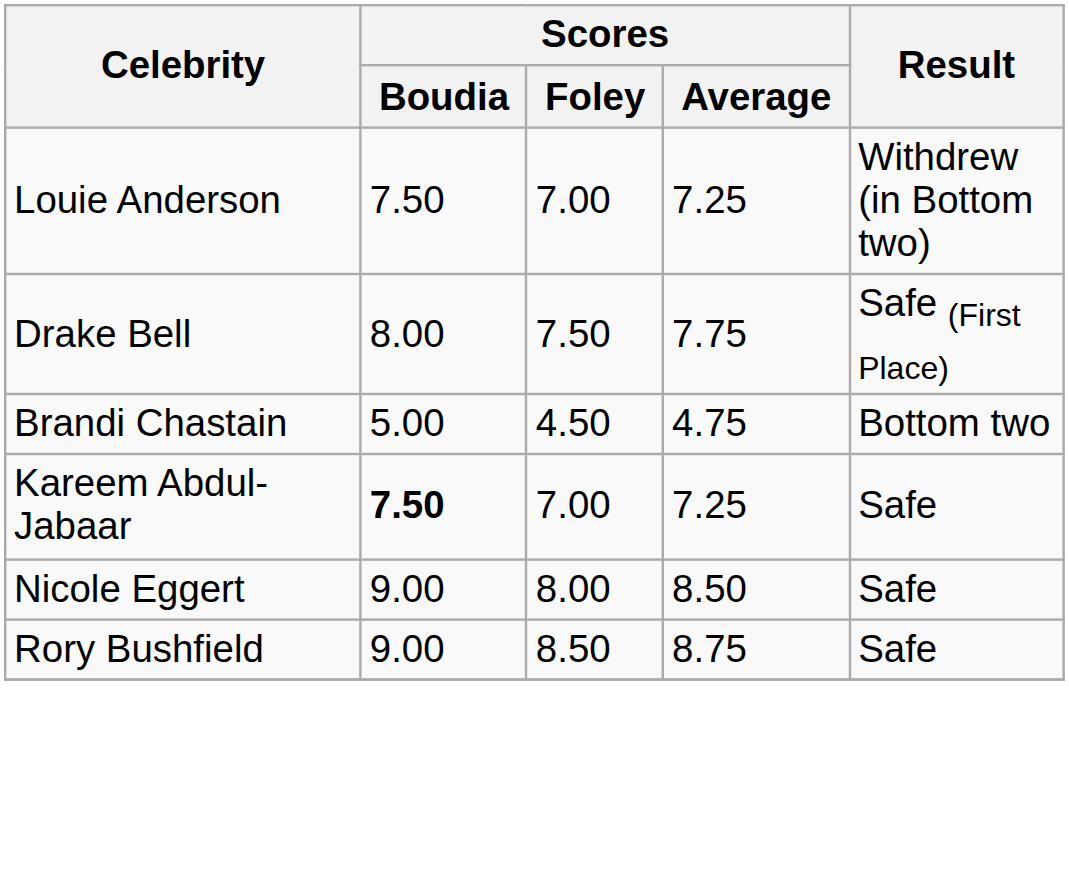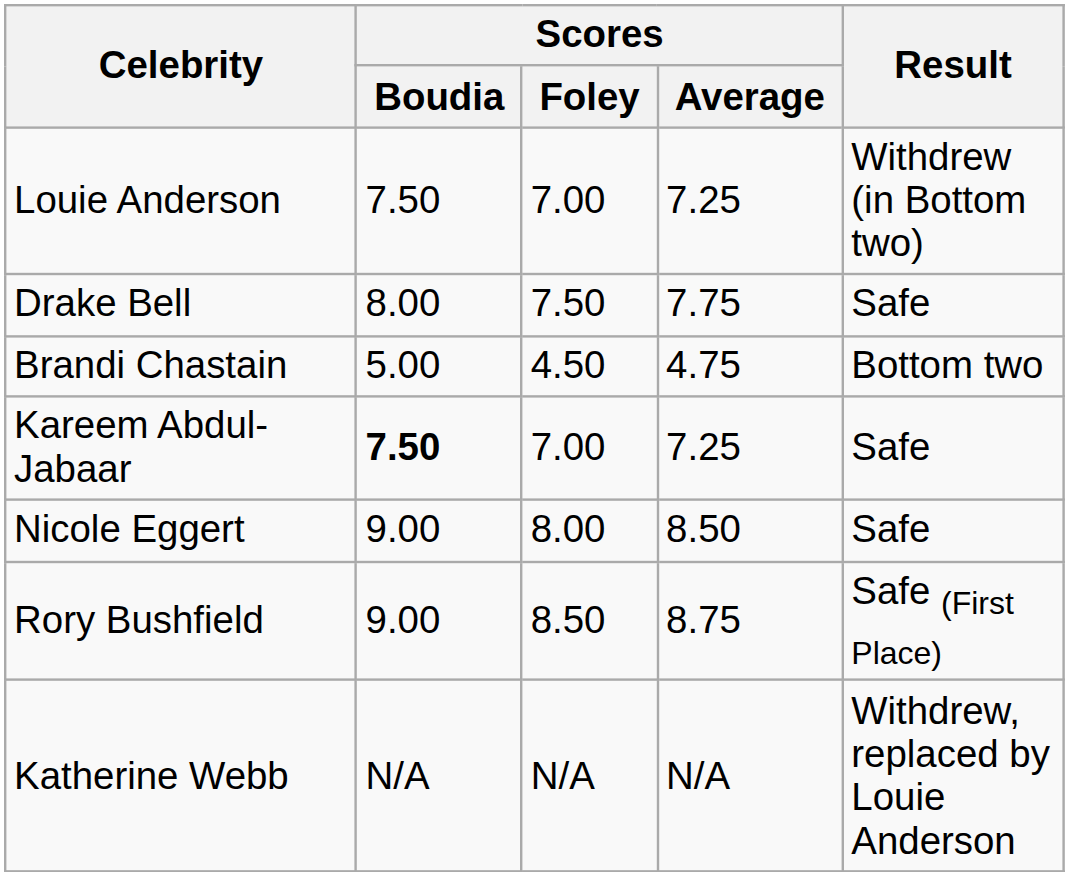(939, 334) Safe (First Place) -> (891, 304) Safe
(898, 649) Safe -> (933, 621) Safe (First Place)
+ row: (151, 775)
